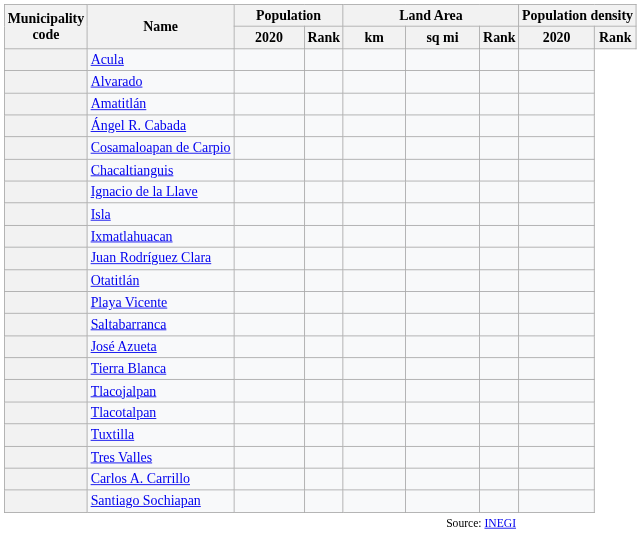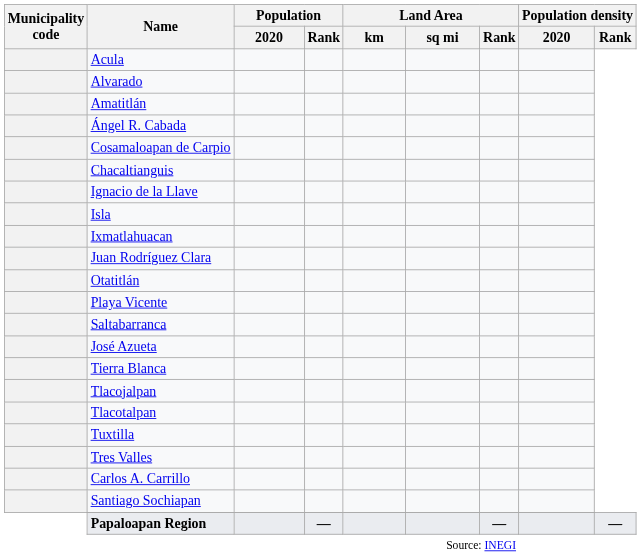+ row: (148, 523)
